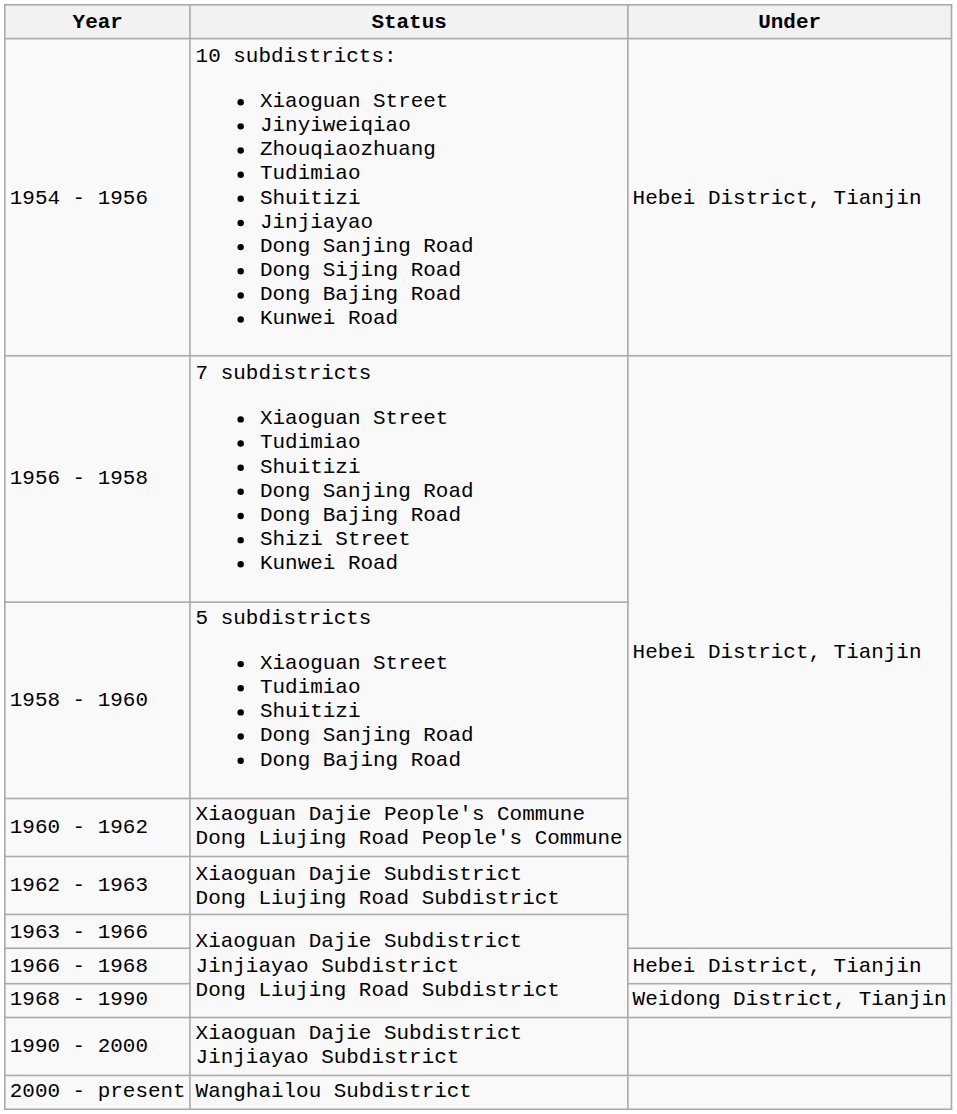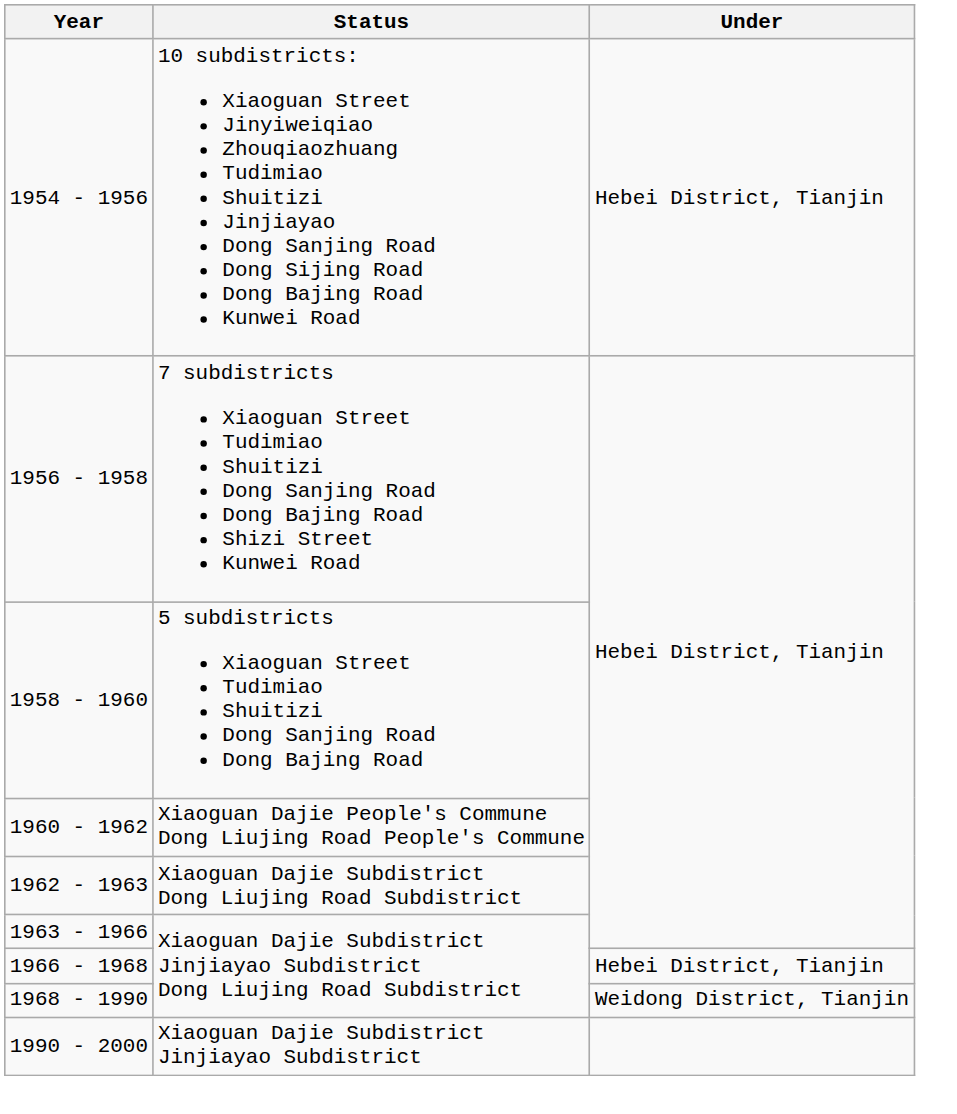- row: (98, 1092)
